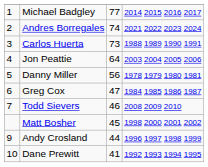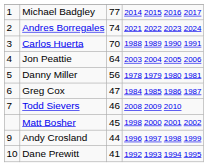(114, 43) 73 -> (114, 43) 70
